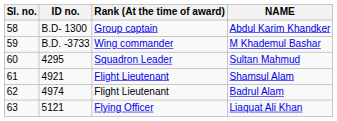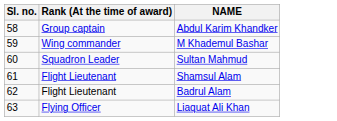- column: (66, 12)
